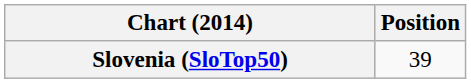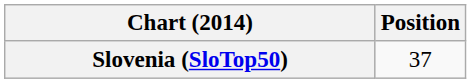(420, 59) 39 -> (420, 59) 37
